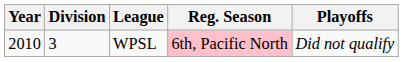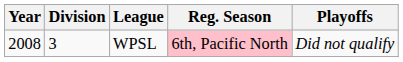(25, 43) 2010 -> (25, 43) 2008
